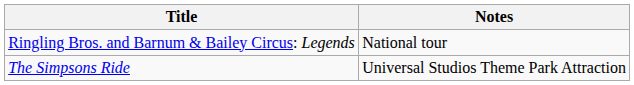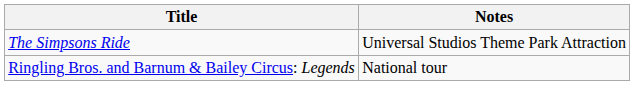rows swapped: (69, 67) <-> (182, 42)
